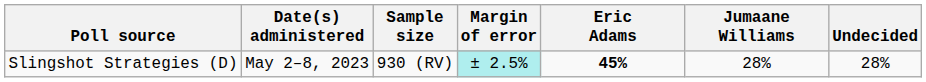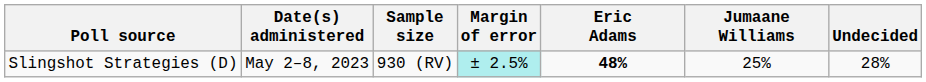(613, 64) 45% -> (613, 64) 48%
(757, 64) 28% -> (757, 64) 25%
